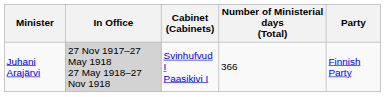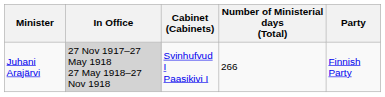(229, 67) 366 -> (229, 67) 266
